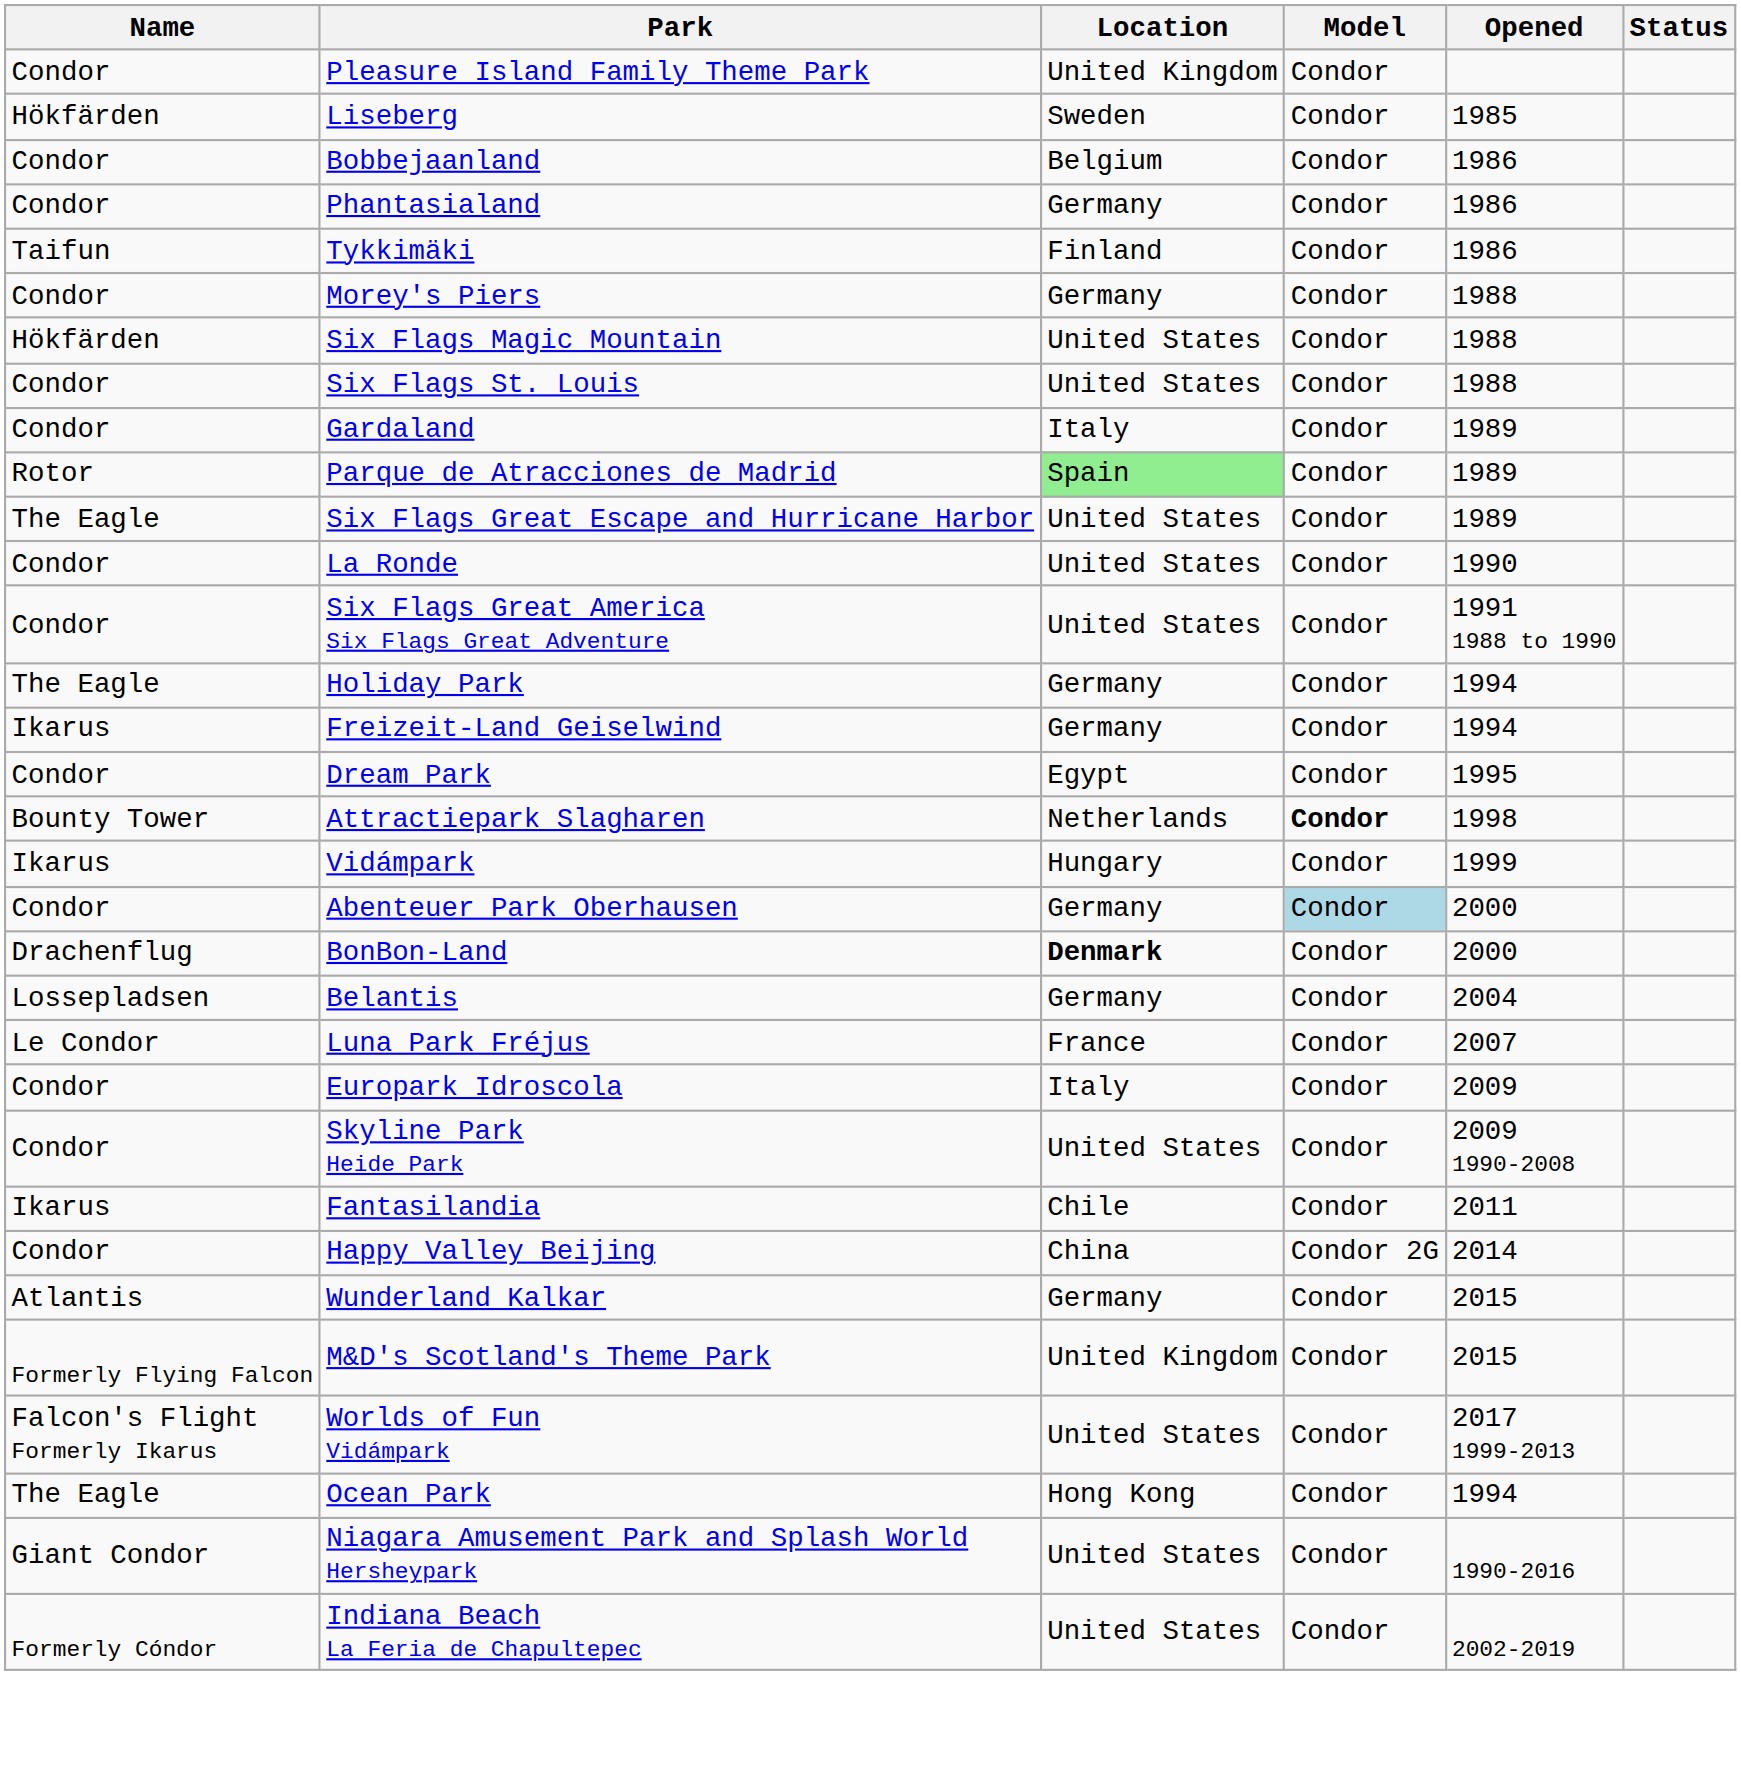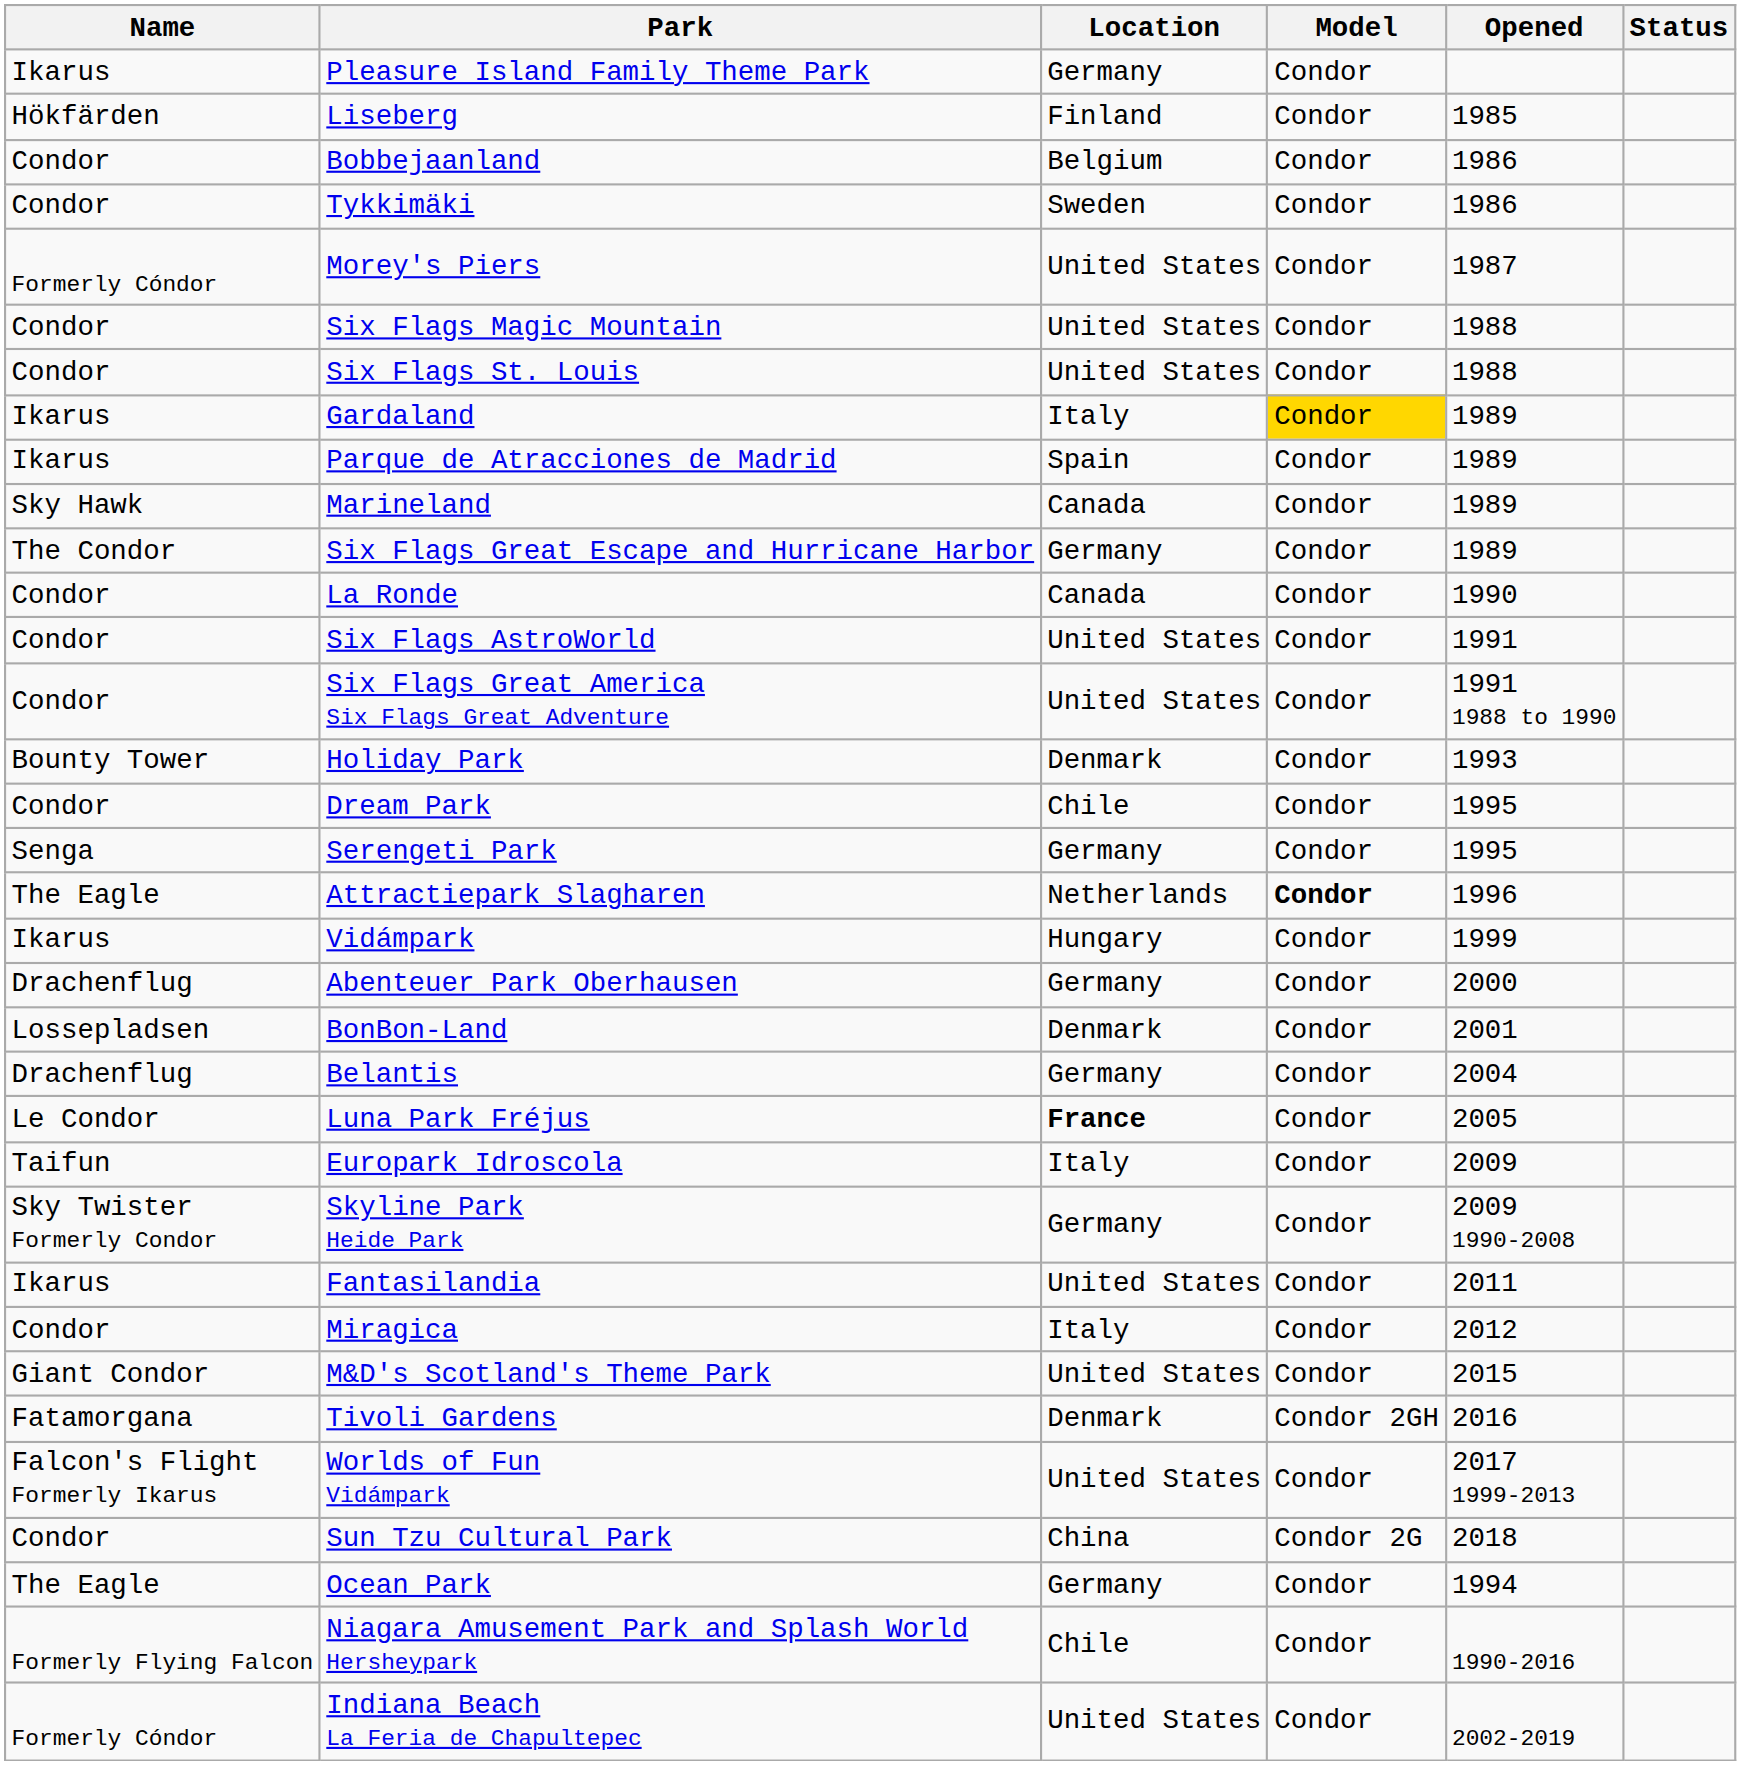(61, 72) Condor -> (61, 72) Ikarus
(1162, 72) United Kingdom -> (1105, 72) Germany
(1097, 117) Sweden -> (1105, 117) Finland
- row: (433, 206)
(61, 251) Taifun -> (61, 206) Condor
(1105, 251) Finland -> (1097, 206) Sweden
(61, 296) Condor -> (114, 284) Formerly Cóndor
(1105, 296) Germany -> (1154, 267) United States
(1485, 296) 1988 -> (1485, 267) 1987
(86, 340) Hökfärden -> (61, 327) Condor
(61, 430) Condor -> (61, 417) Ikarus
(1340, 430) no background -> (1324, 417) gold background
(53, 474) Rotor -> (61, 461) Ikarus
(1088, 474) lightgreen background -> (1088, 461) no background
+ row: (409, 506)
(86, 519) The Eagle -> (94, 551) The Condor
(1154, 519) United States -> (1105, 551) Germany
(1154, 564) United States -> (1097, 596) Canada
+ row: (491, 640)
(86, 685) The Eagle -> (110, 761) Bounty Tower
(1105, 685) Germany -> (1105, 761) Denmark
(1485, 685) 1994 -> (1485, 761) 1993
- row: (524, 730)
(1088, 774) Egypt -> (1088, 806) Chile
+ row: (442, 851)
(110, 819) Bounty Tower -> (86, 895) The Eagle
(1485, 819) 1998 -> (1485, 895) 1996
(61, 908) Condor -> (102, 985) Drachenflug
(1340, 908) lightblue background -> (1324, 985) no background
(102, 953) Drachenflug -> (110, 1030) Lossepladsen
(1105, 953) bold -> (1105, 1030) normal
(1485, 953) 2000 -> (1485, 1030) 2001
(110, 998) Lossepladsen -> (102, 1074) Drachenflug
(1097, 1043) normal -> (1097, 1119) bold
(1485, 1043) 2007 -> (1485, 1119) 2005
(61, 1087) Condor -> (61, 1164) Taifun
(61, 1148) Condor -> (114, 1223) Sky Twister Formerly Condor
(1154, 1148) United States -> (1105, 1224) Germany
(1088, 1208) Chile -> (1154, 1285) United States
+ row: (392, 1329)
- row: (491, 1253)
- row: (466, 1298)
(162, 1375) Formerly Flying Falcon -> (110, 1374) Giant Condor
(1162, 1358) United Kingdom -> (1154, 1374) United States
+ row: (442, 1419)
+ row: (499, 1540)
(1121, 1495) Hong Kong -> (1105, 1585) Germany
(110, 1556) Giant Condor -> (162, 1662) Formerly Flying Falcon
(1154, 1556) United States -> (1088, 1645) Chile
